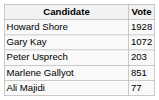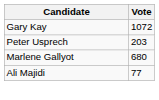- row: (37, 27)
(139, 73) 851 -> (139, 57) 680
